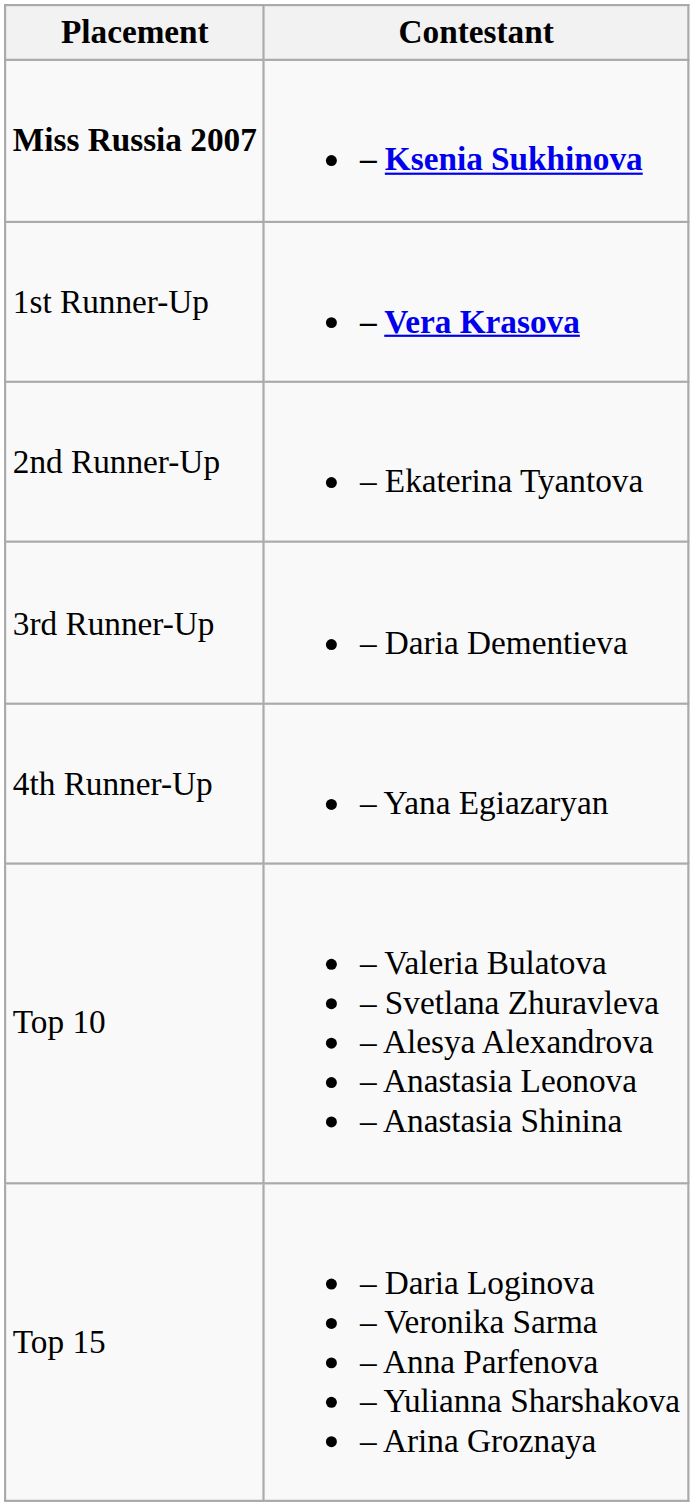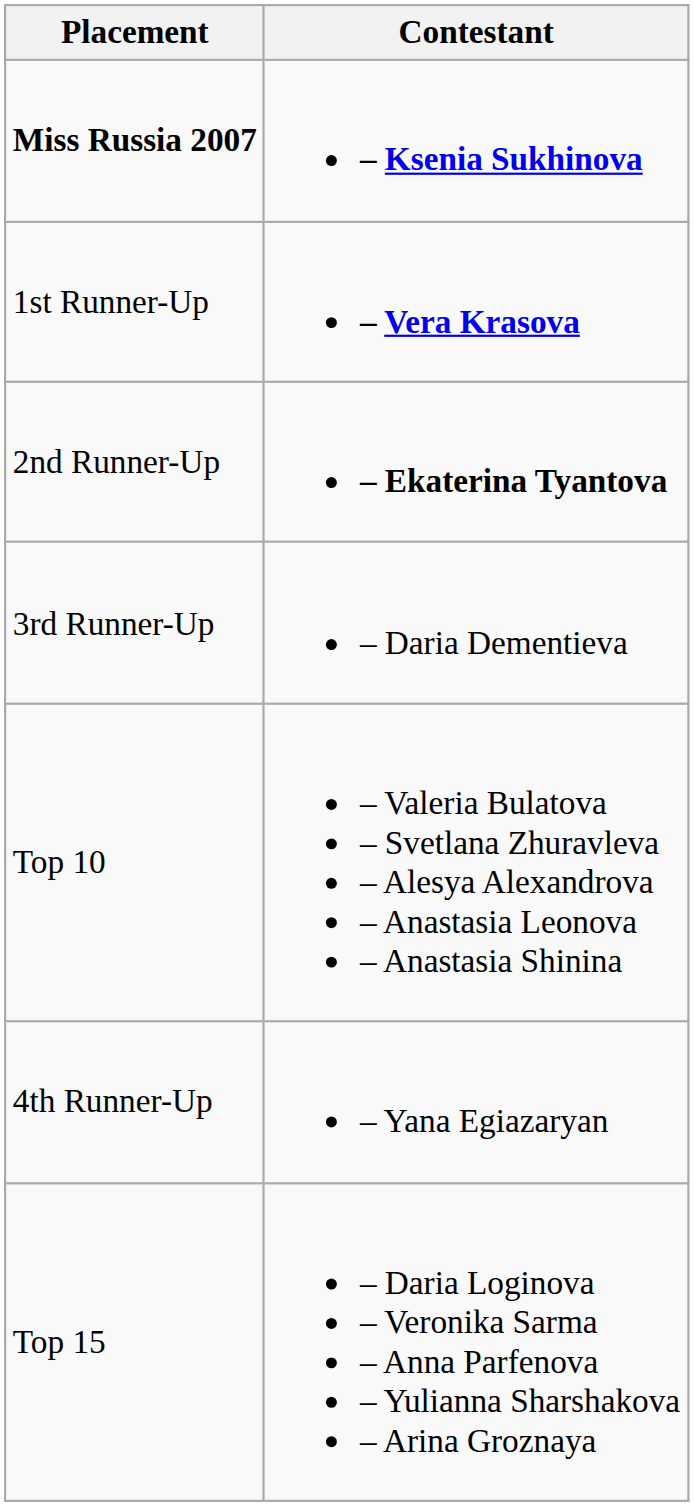(476, 482) normal -> (476, 482) bold
rows swapped: (113, 783) <-> (59, 1022)
